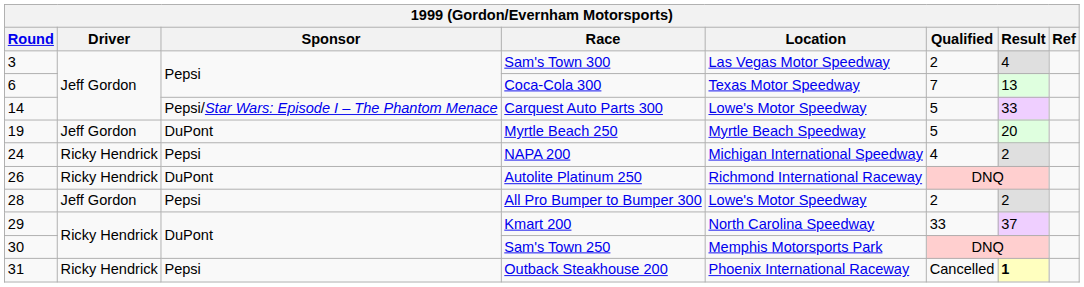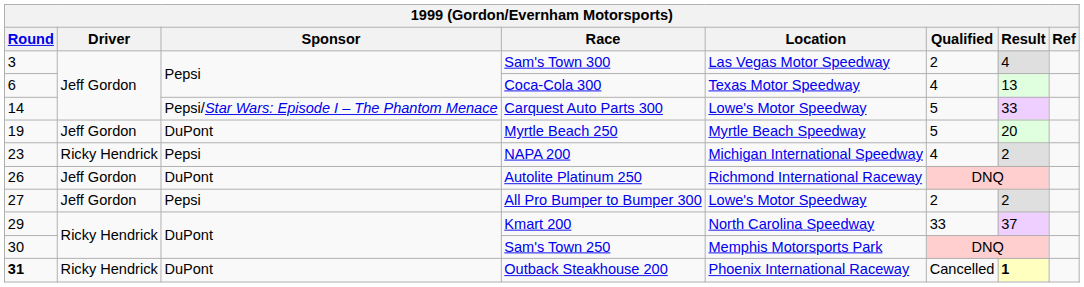(934, 85) 7 -> (934, 85) 4
(16, 154) 24 -> (16, 154) 23
(109, 177) Ricky Hendrick -> (99, 177) Jeff Gordon
(16, 200) 28 -> (16, 200) 27
(16, 270) normal -> (16, 270) bold
(183, 270) Pepsi -> (189, 270) DuPont
